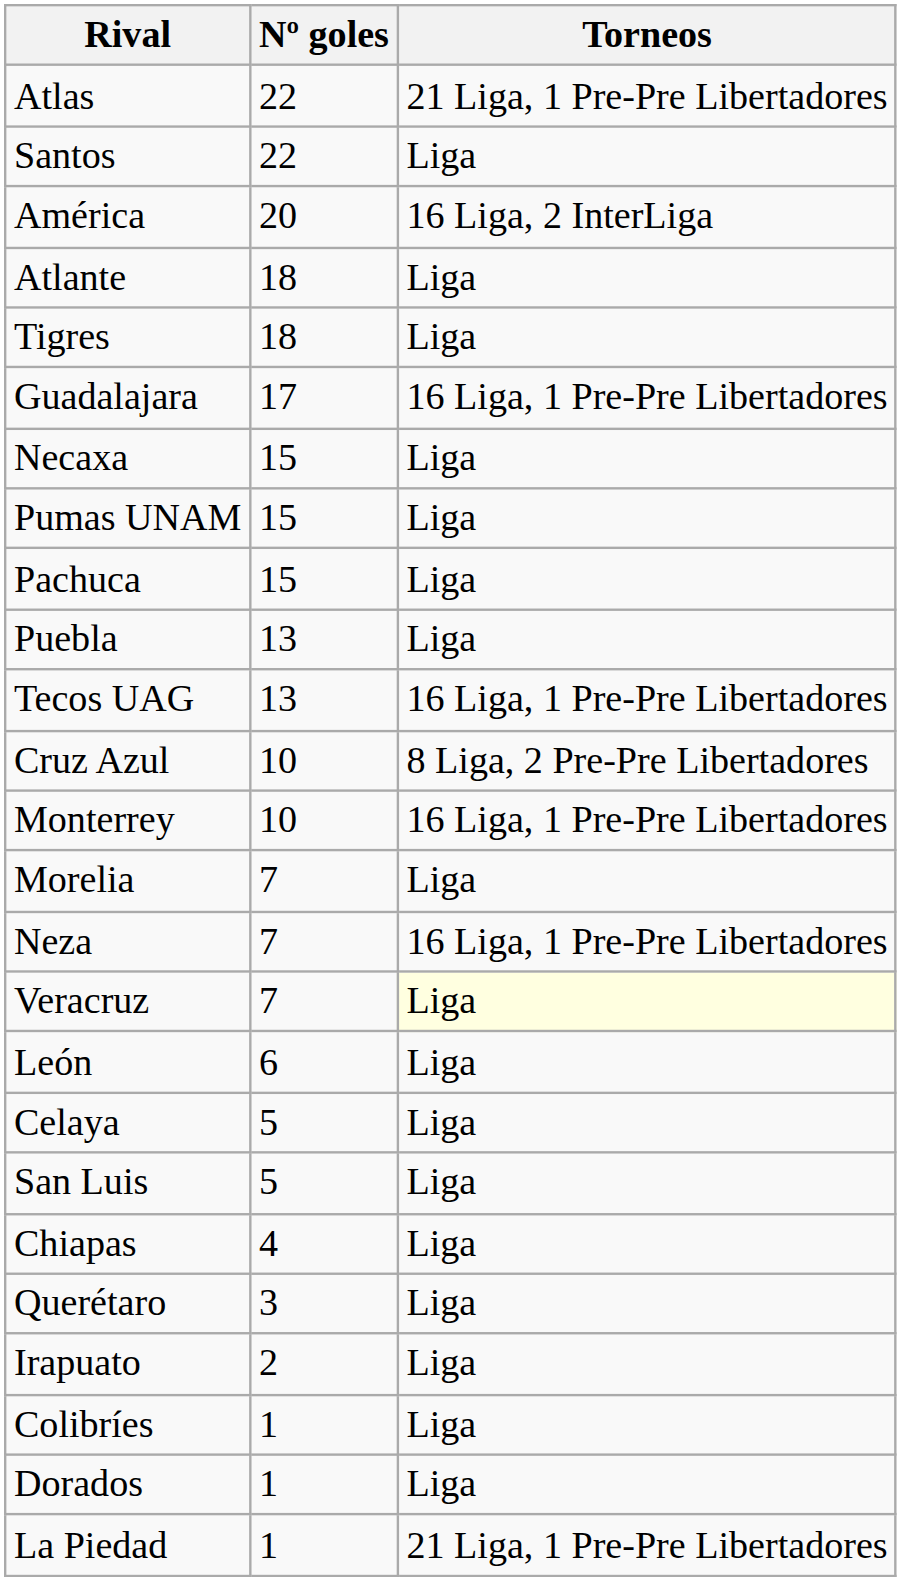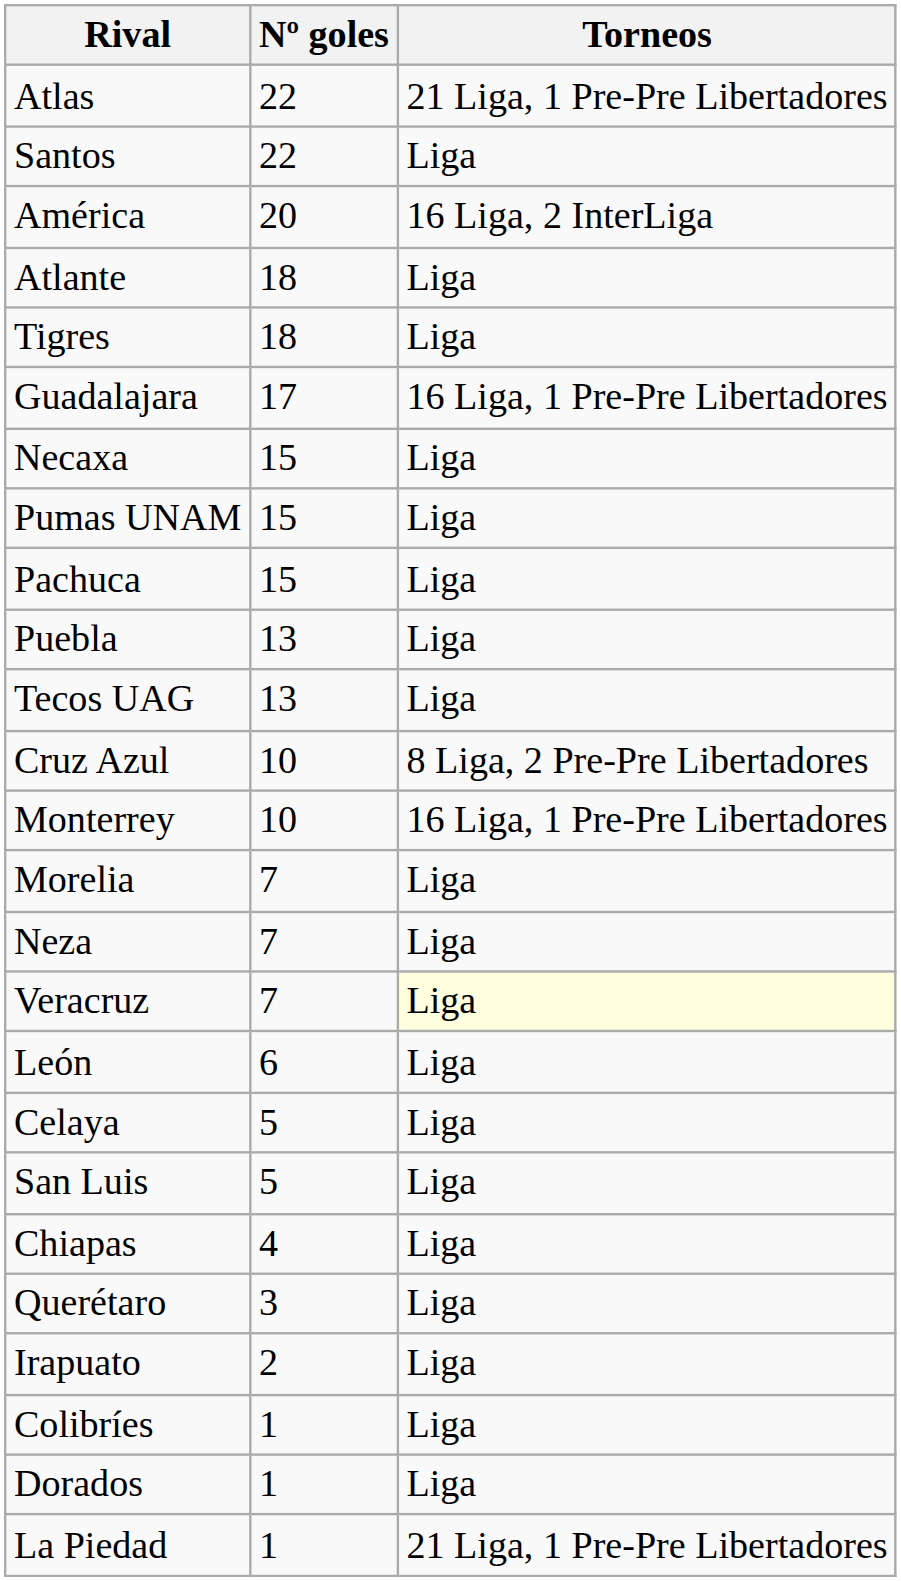(647, 699) 16 Liga, 1 Pre-Pre Libertadores -> (441, 699) Liga
(647, 940) 16 Liga, 1 Pre-Pre Libertadores -> (441, 940) Liga
